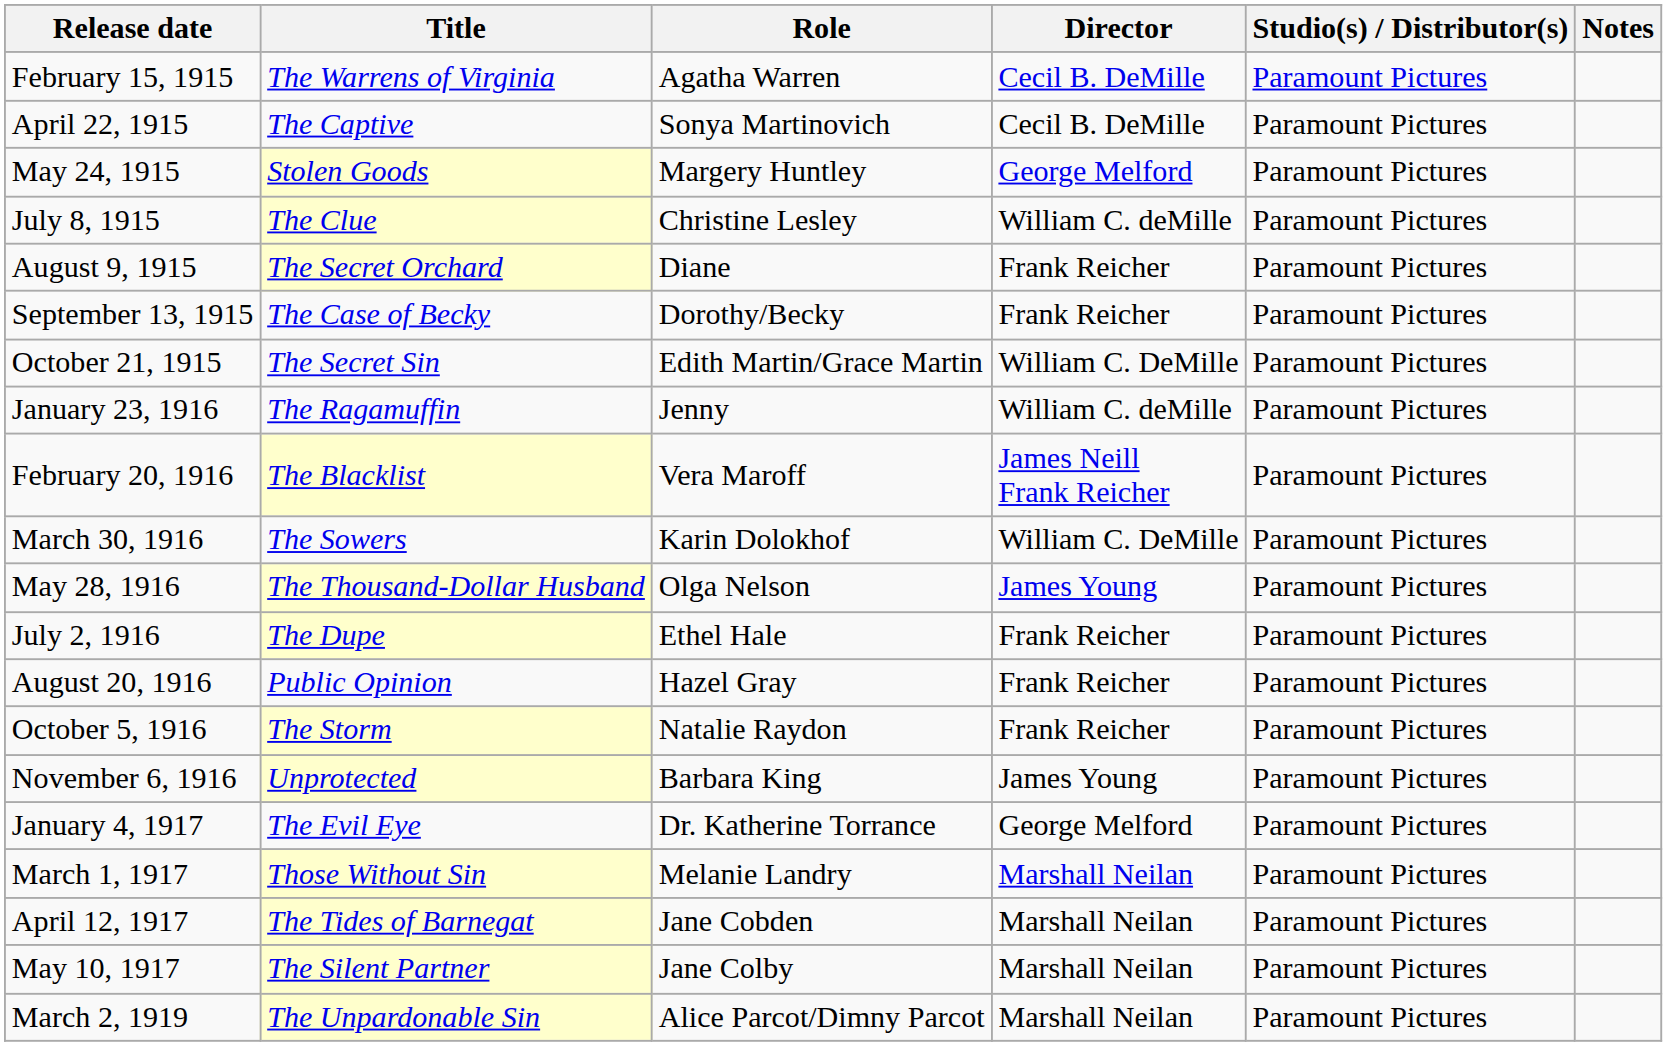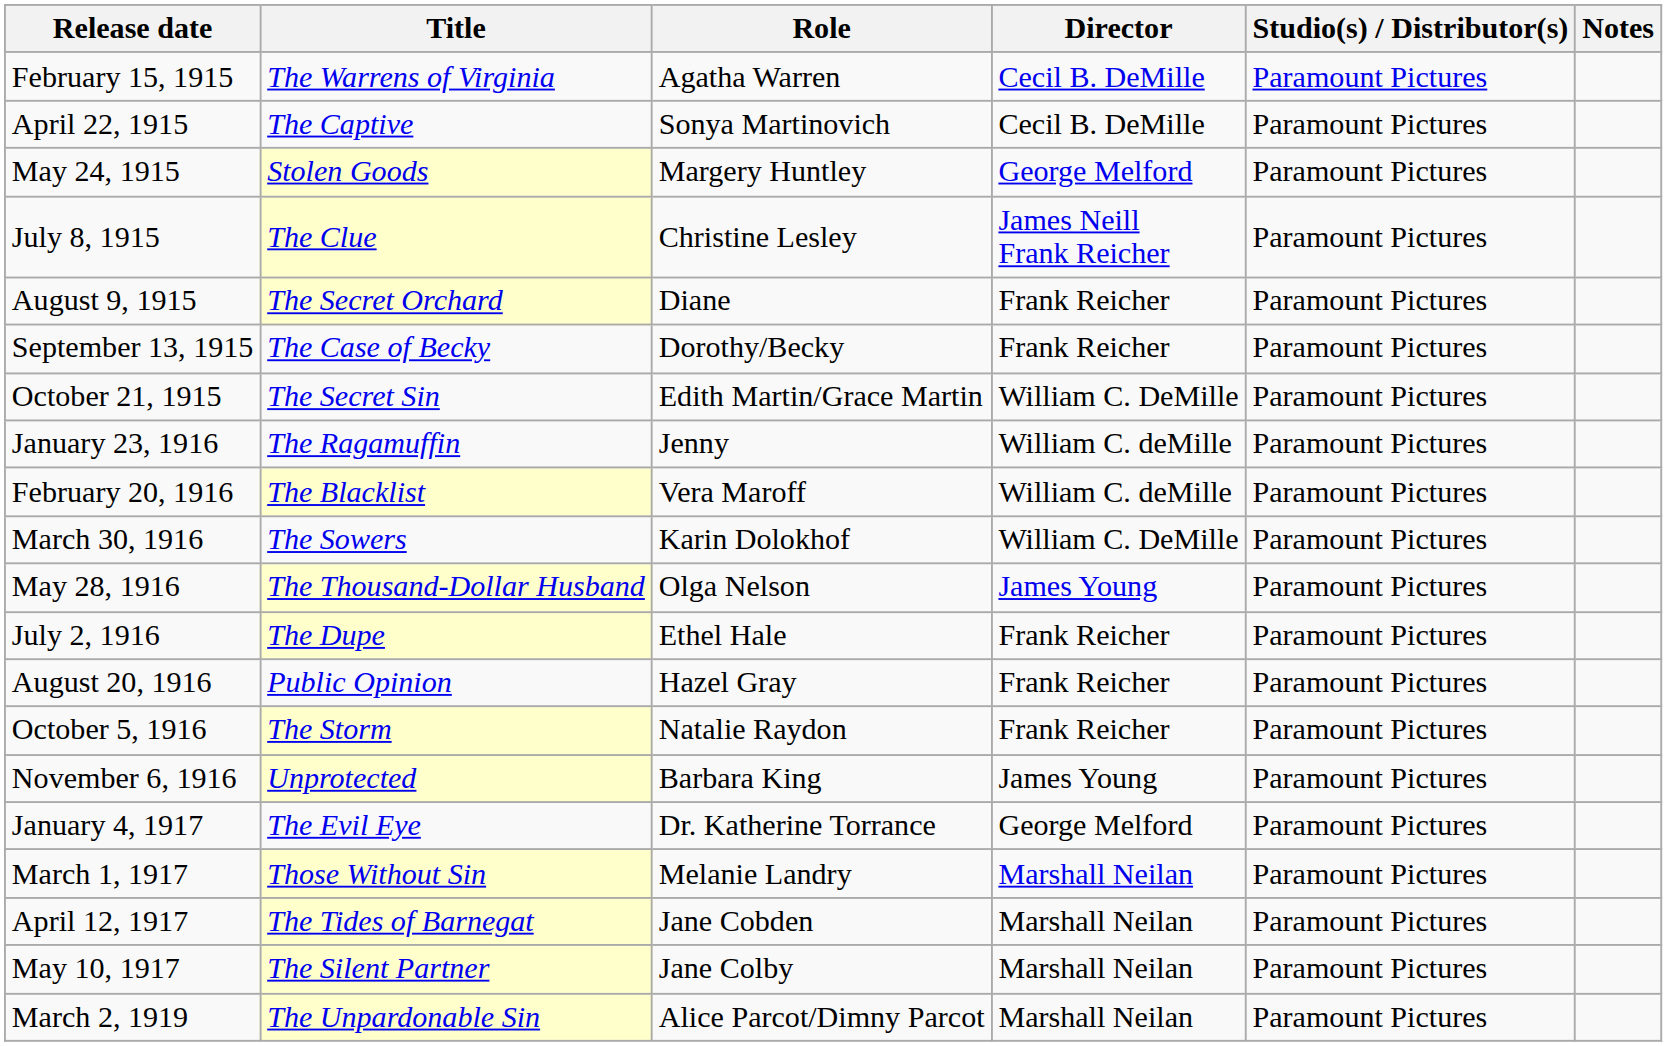(1115, 219) William C. deMille -> (1084, 236) James Neill Frank Reicher
(1084, 474) James Neill Frank Reicher -> (1115, 491) William C. deMille
